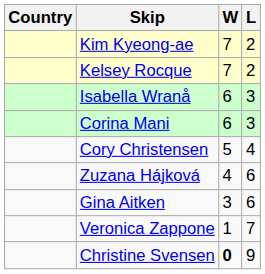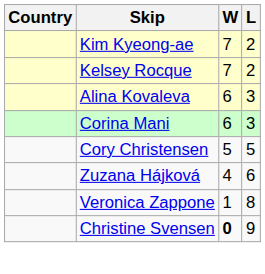+ row: (135, 96)
- row: (135, 96)
(251, 149) 4 -> (251, 149) 5
- row: (122, 202)
(251, 228) 7 -> (251, 202) 8
